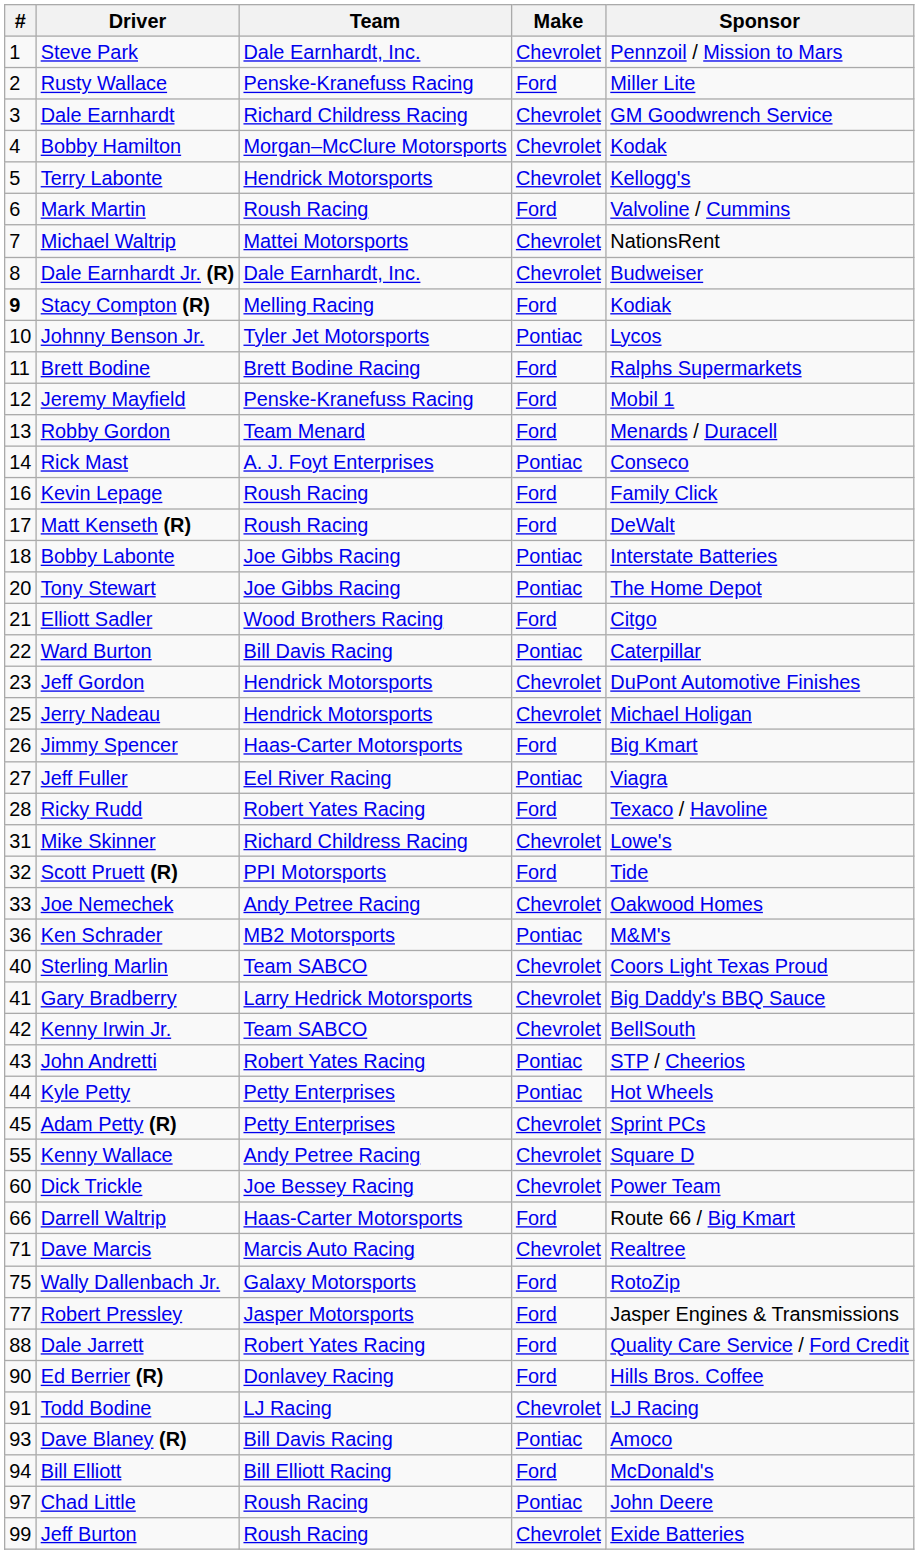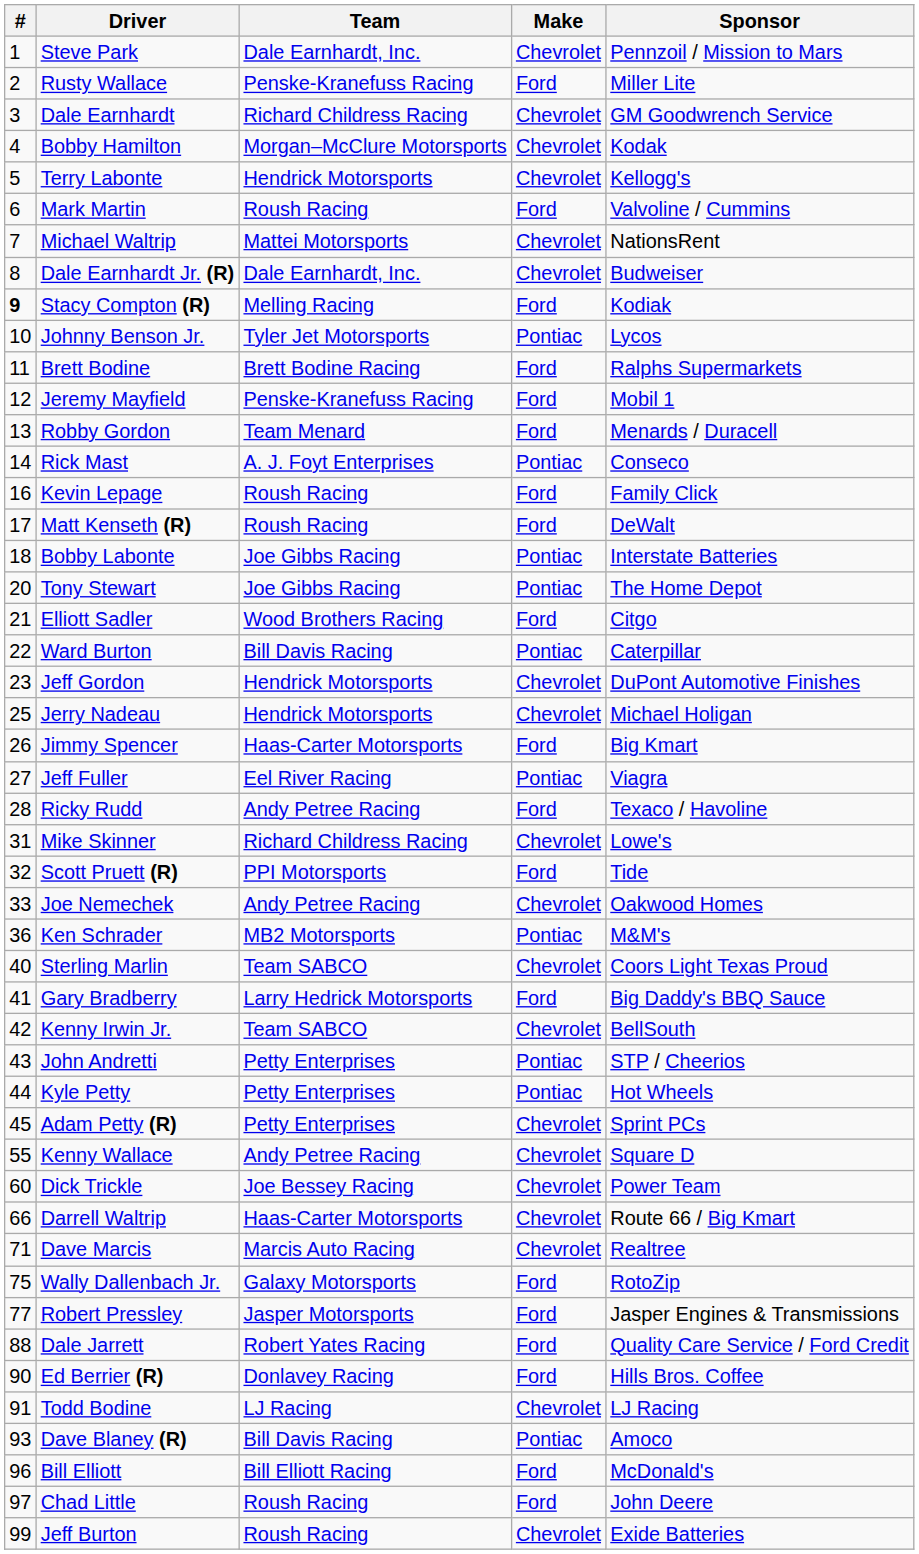(334, 809) Robert Yates Racing -> (332, 809) Andy Petree Racing
(558, 998) Chevrolet -> (536, 998) Ford
(334, 1061) Robert Yates Racing -> (319, 1061) Petty Enterprises
(536, 1218) Ford -> (558, 1218) Chevrolet
(20, 1471) 94 -> (20, 1471) 96
(549, 1502) Pontiac -> (536, 1502) Ford
